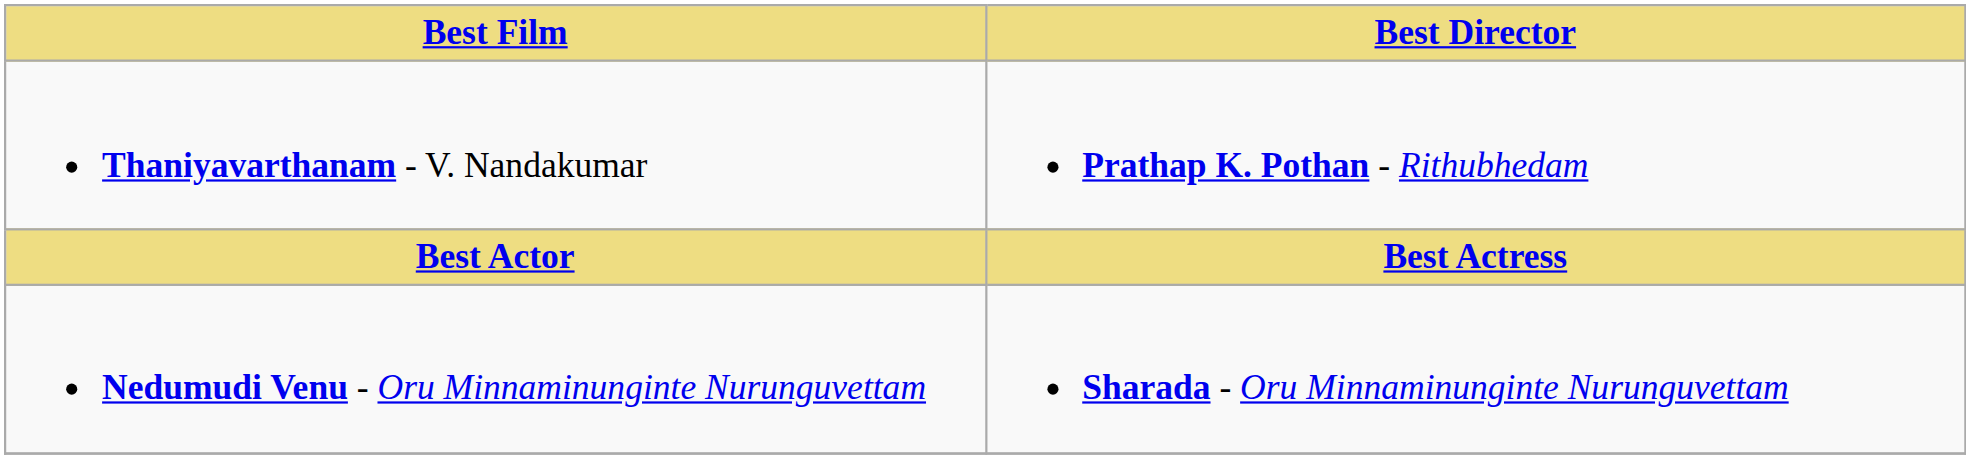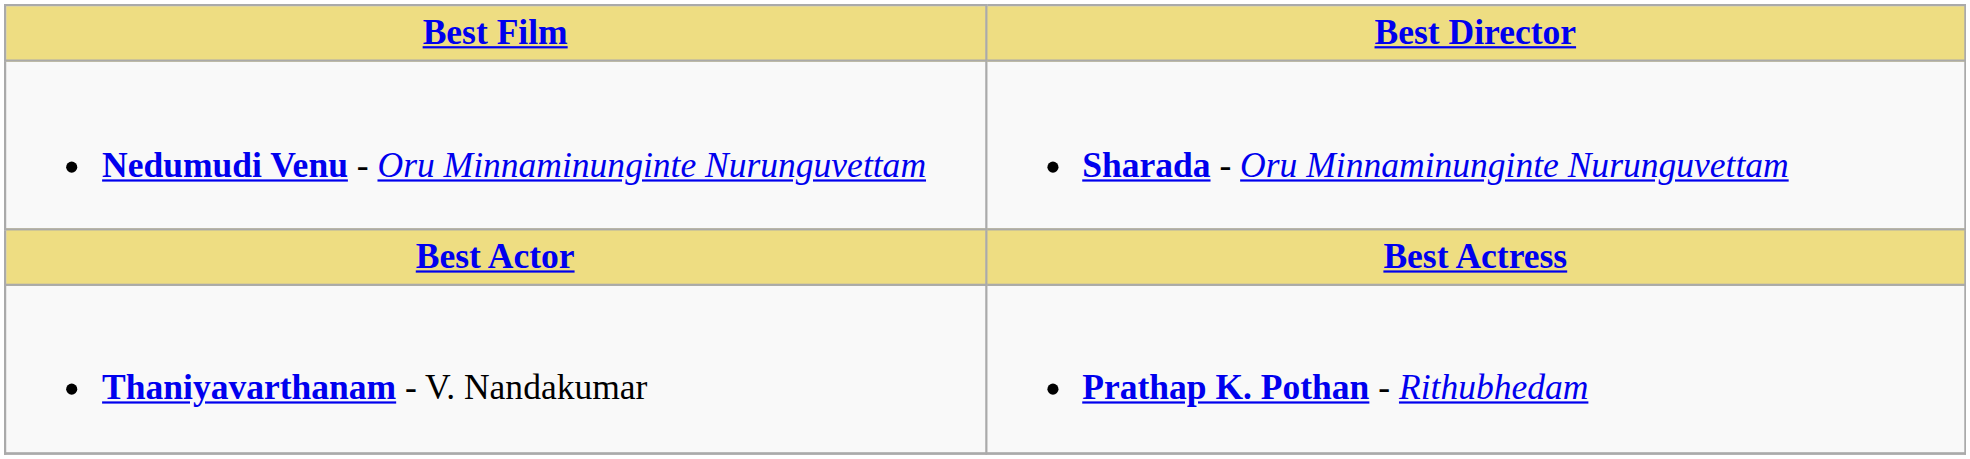rows swapped: (495, 165) <-> (495, 389)
